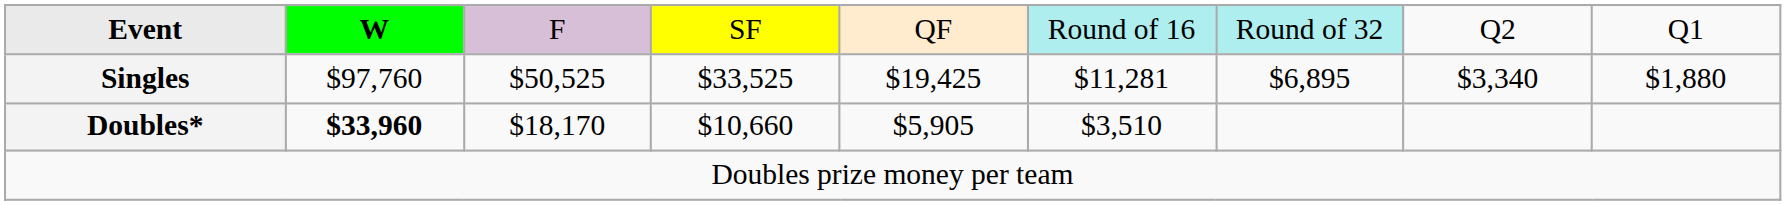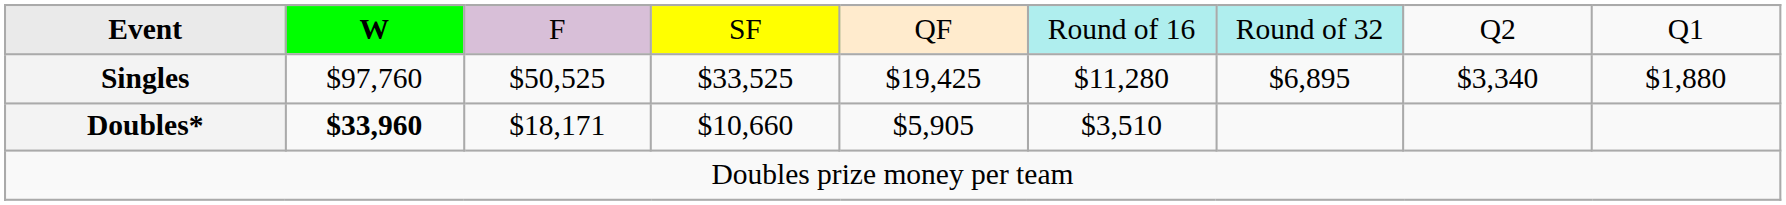(1122, 77) $11,281 -> (1122, 77) $11,280
(557, 126) $18,170 -> (557, 126) $18,171
